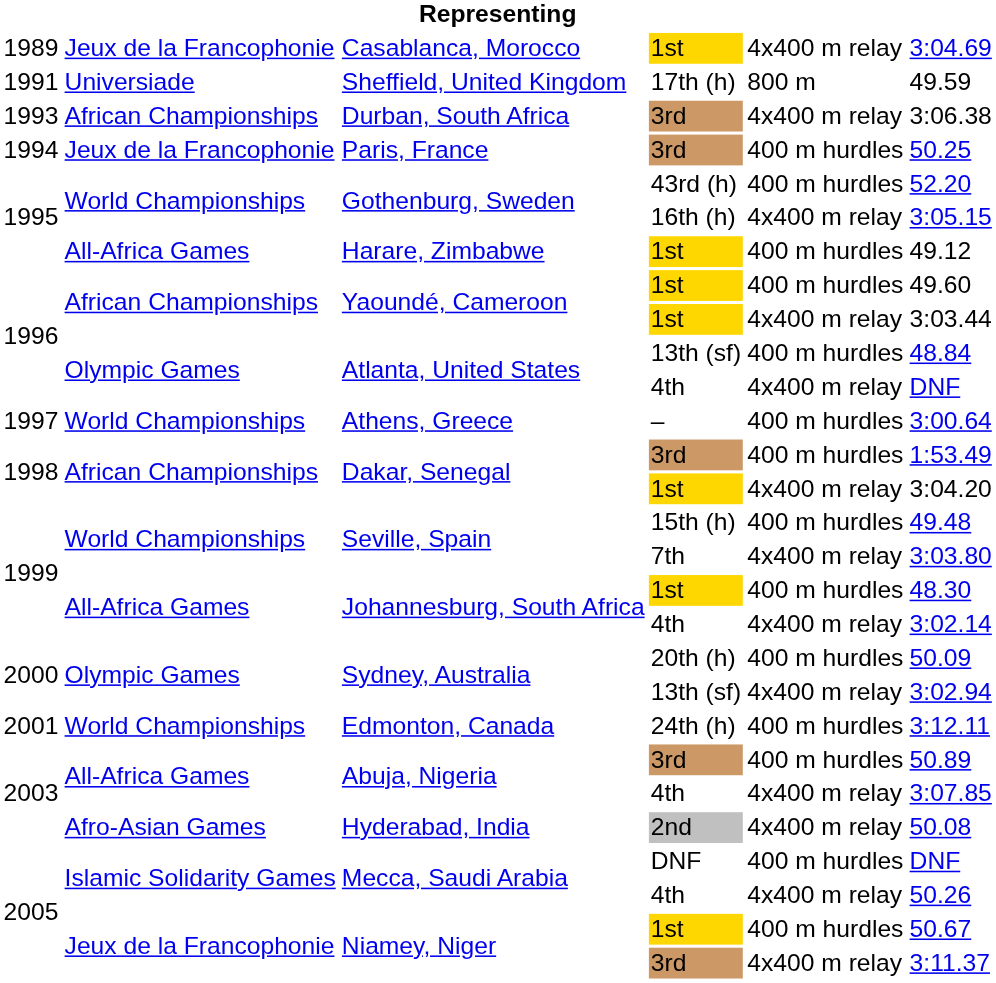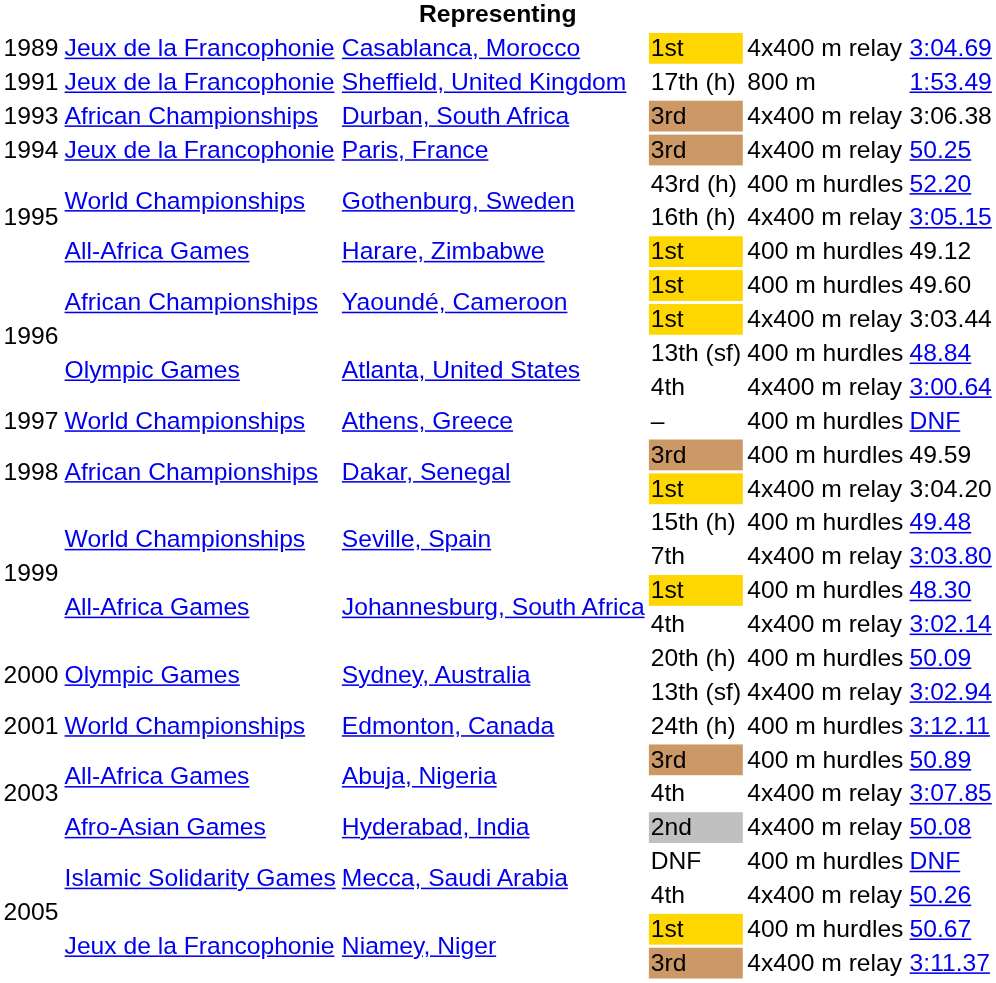(130, 81) Universiade -> (200, 81) Jeux de la Francophonie
(940, 81) 49.59 -> (951, 81) 1:53.49
(825, 149) 400 m hurdles -> (825, 149) 4x400 m relay
(935, 386) DNF -> (951, 386) 3:00.64
(951, 420) 3:00.64 -> (935, 420) DNF
(951, 454) 1:53.49 -> (940, 454) 49.59
